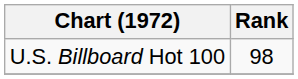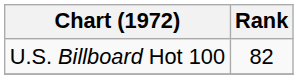(262, 56) 98 -> (262, 56) 82
